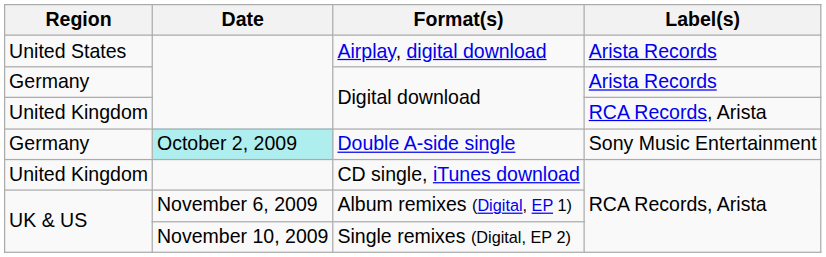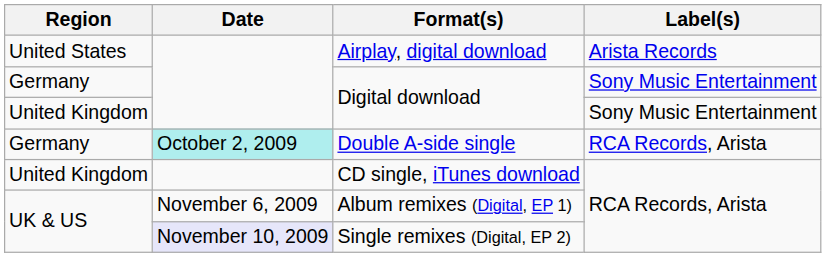(653, 81) Arista Records -> (703, 81) Sony Music Entertainment
(678, 112) RCA Records, Arista -> (703, 112) Sony Music Entertainment
(703, 143) Sony Music Entertainment -> (678, 143) RCA Records, Arista
(243, 236) no background -> (243, 236) lavender background
